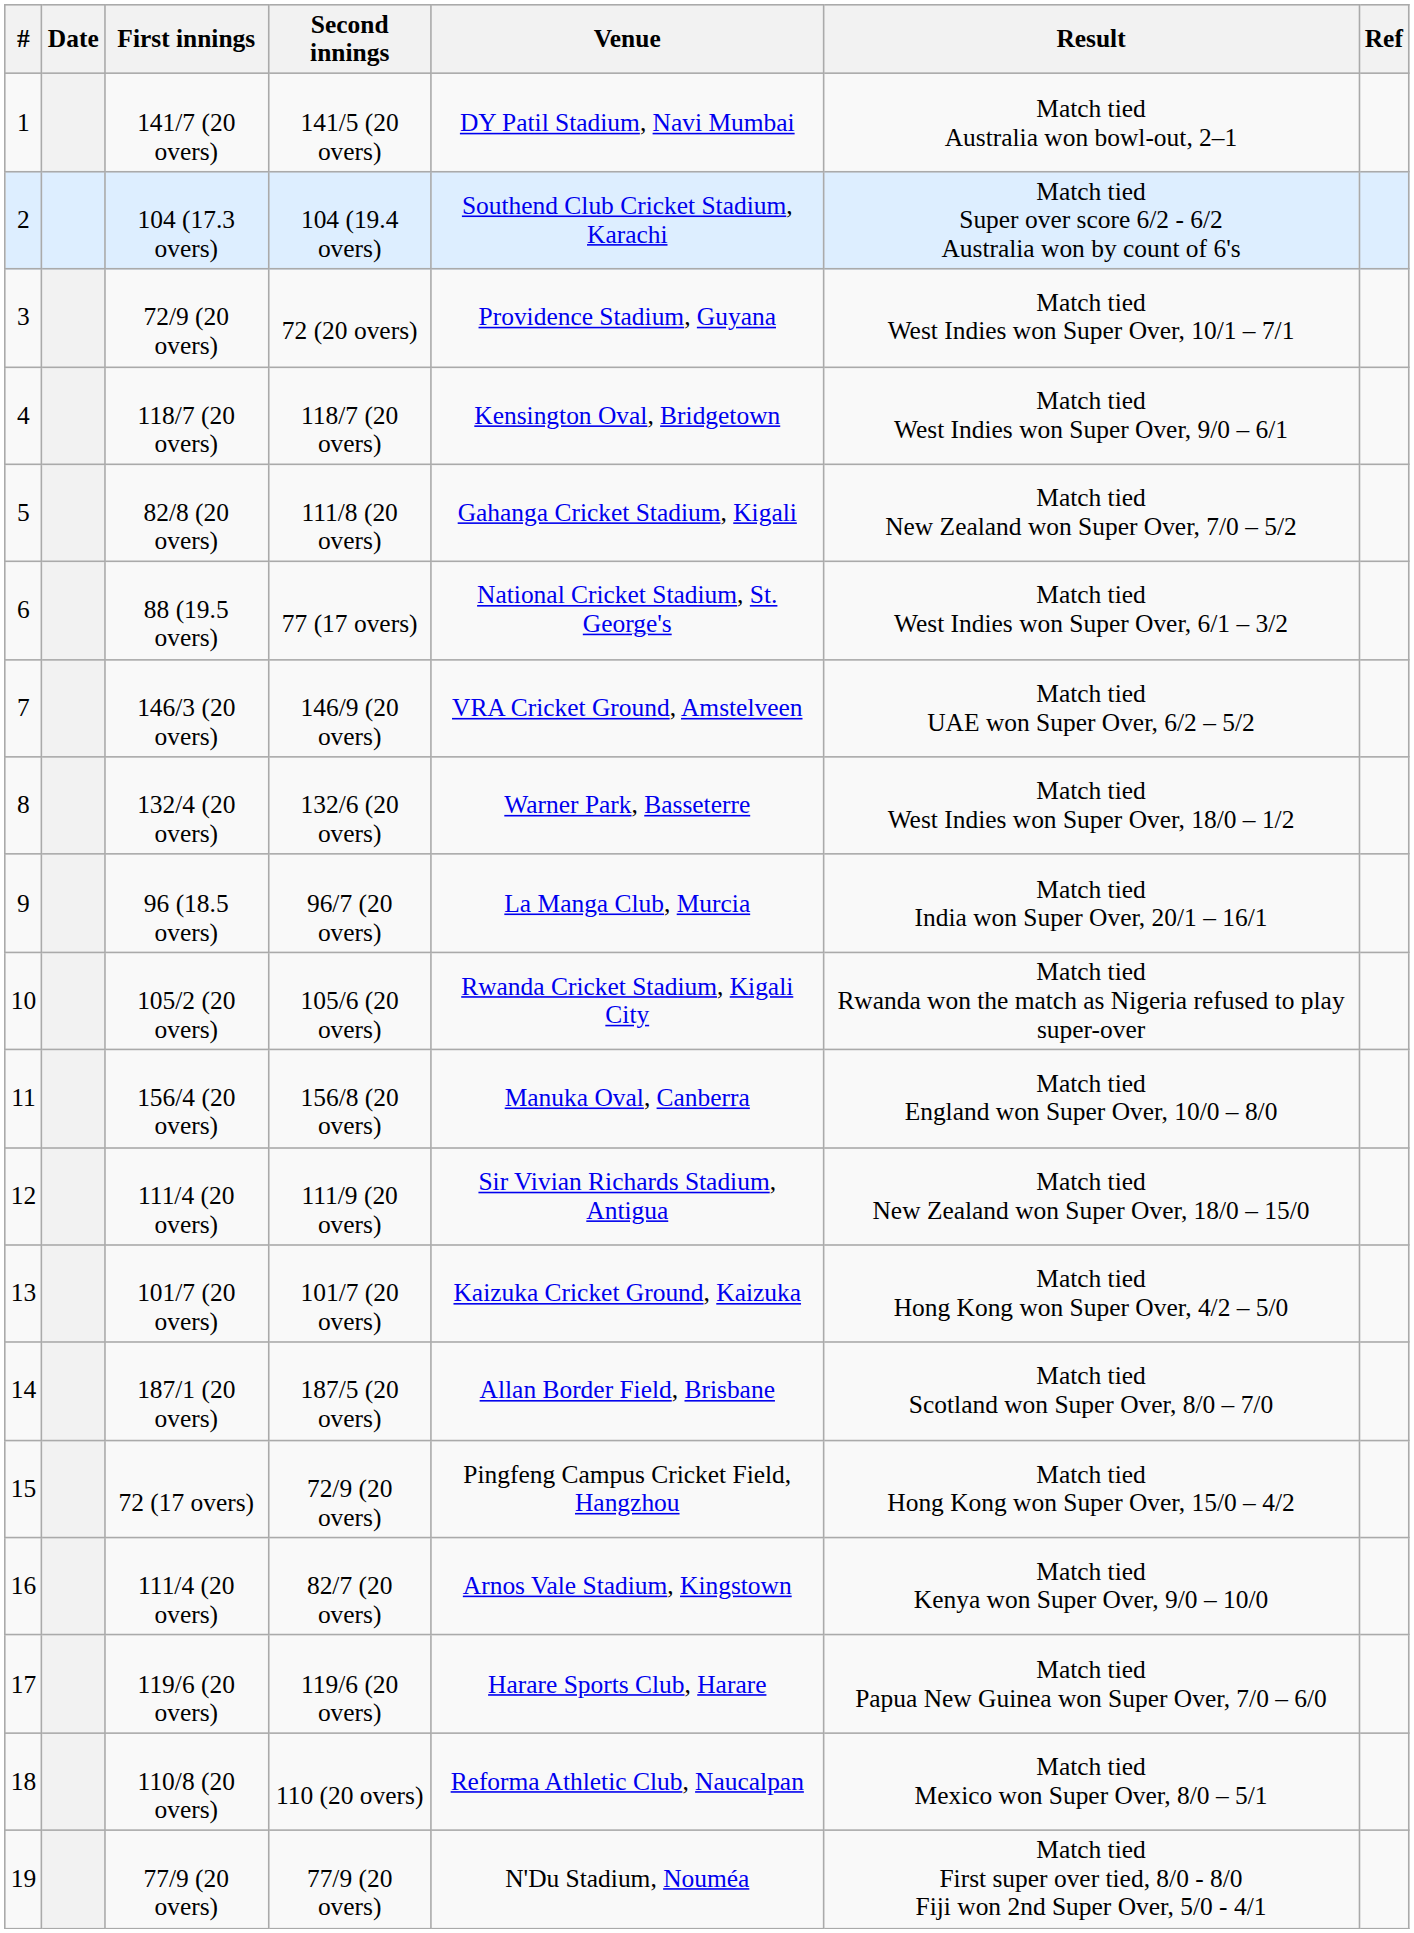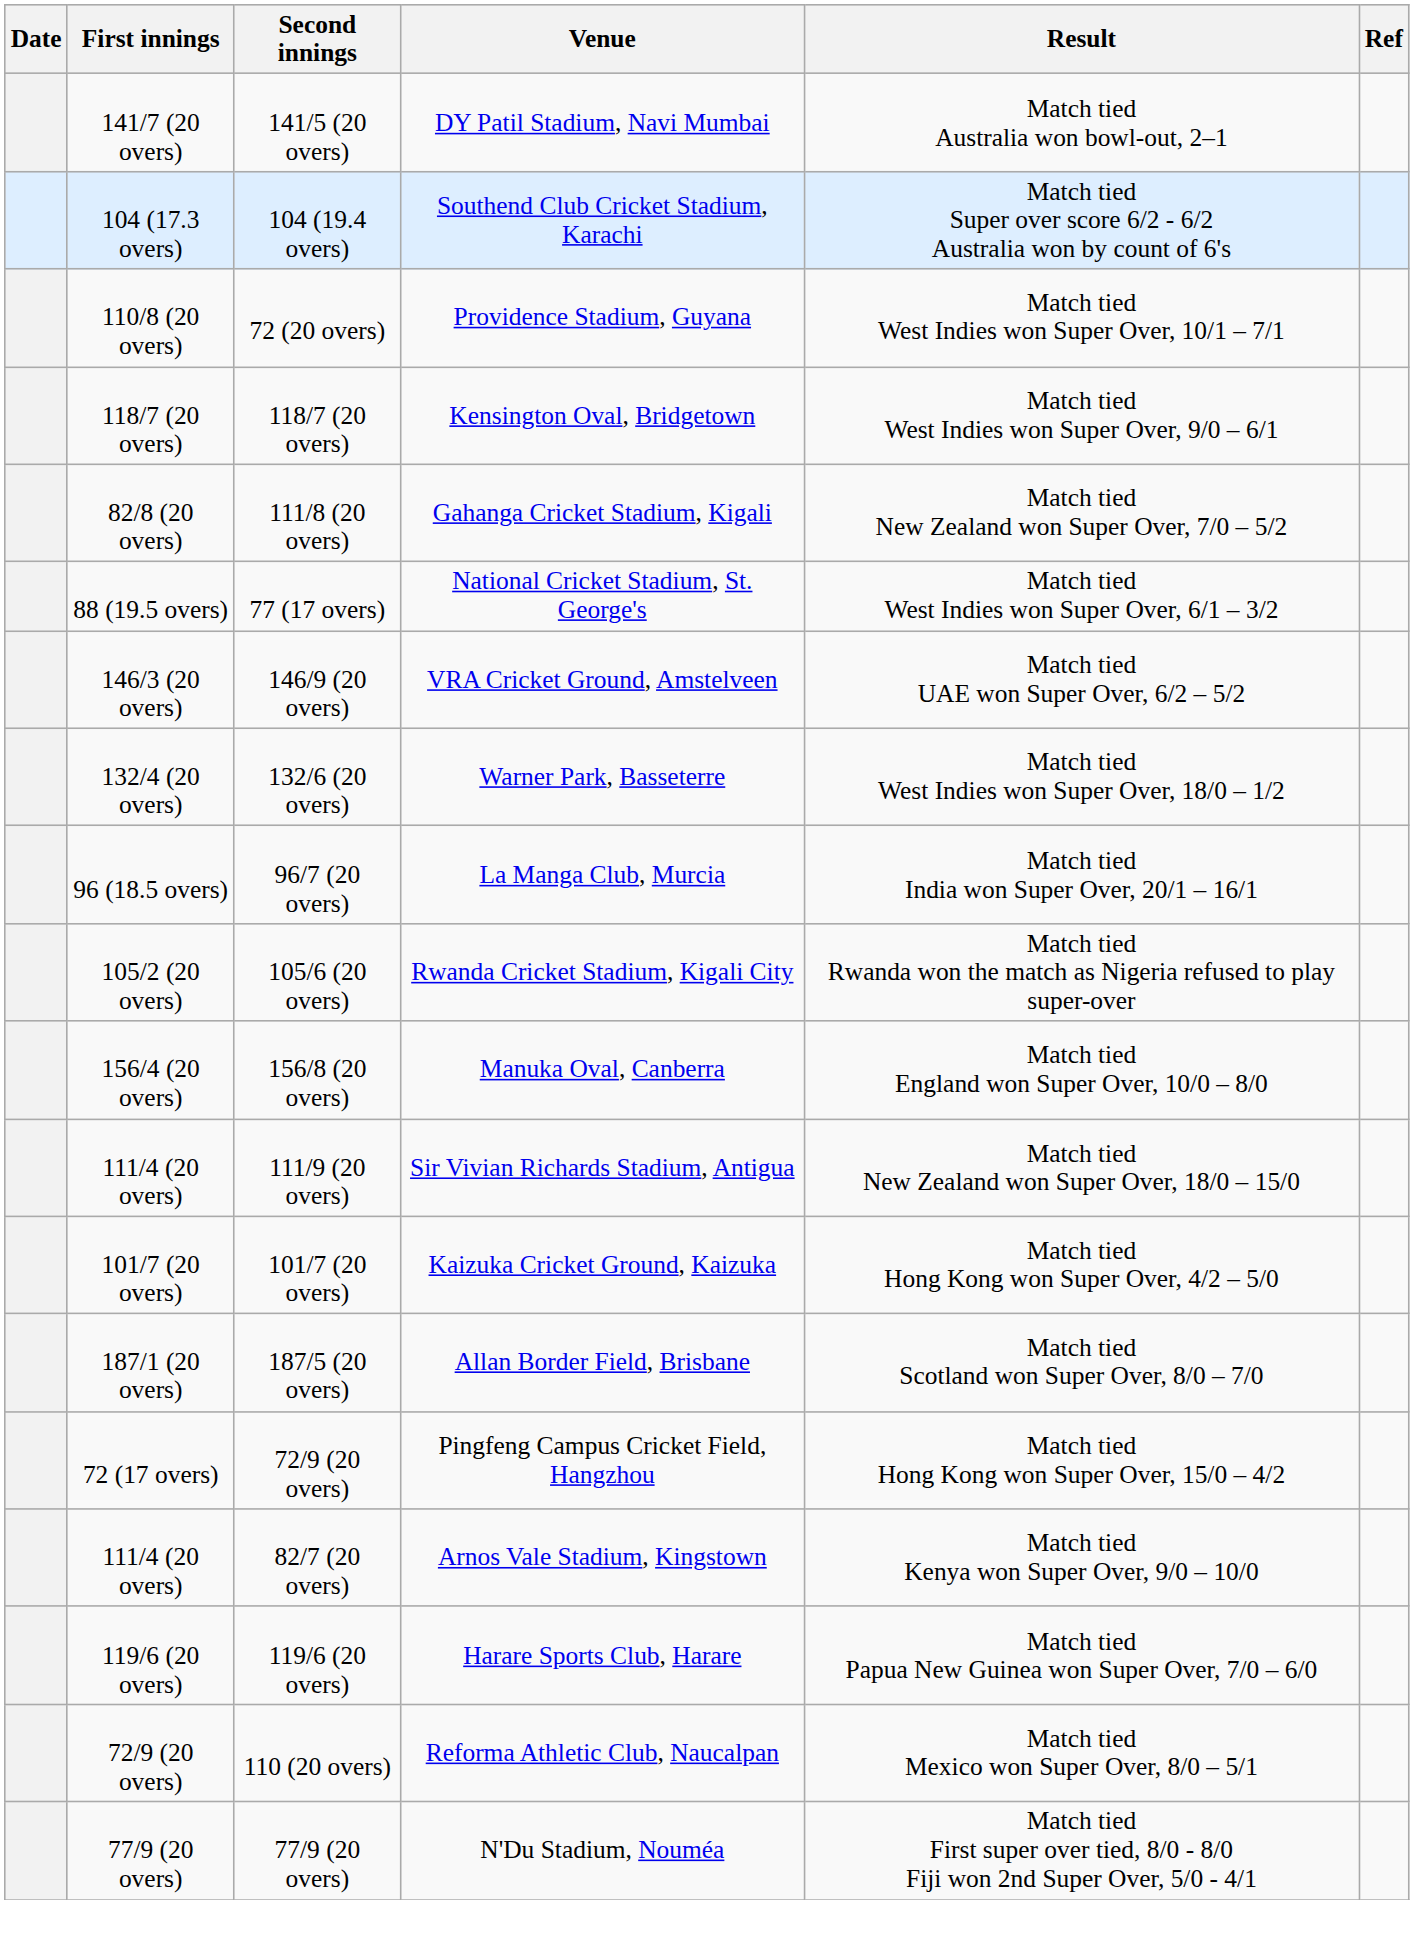- column: (23, 38)
(186, 331) 72/9 (20 overs) -> (151, 331) 110/8 (20 overs)
(186, 1795) 110/8 (20 overs) -> (151, 1766) 72/9 (20 overs)
